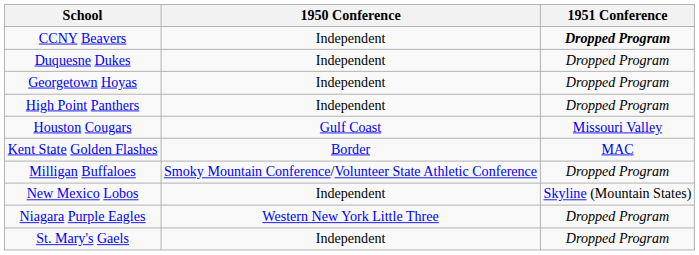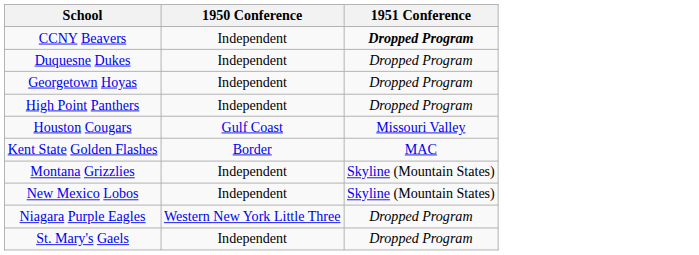- row: (83, 171)
+ row: (83, 171)
